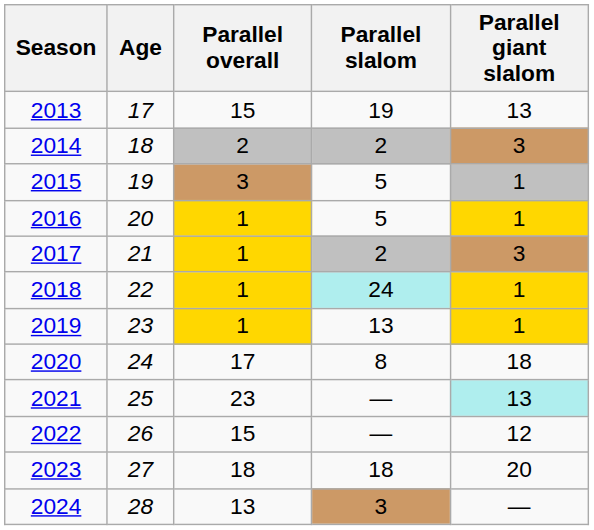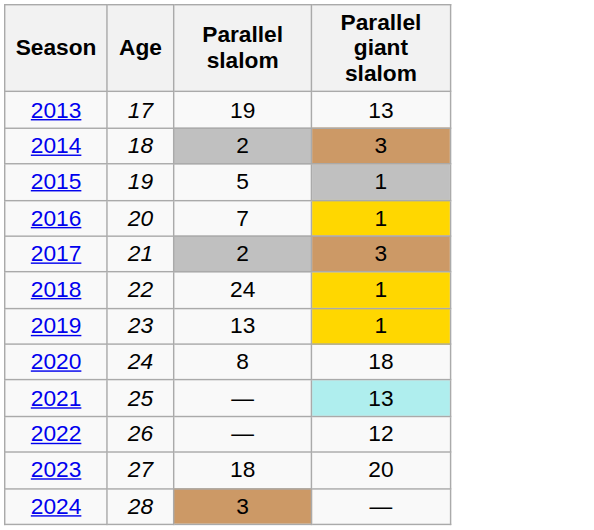- column: (243, 48)
(381, 217) 5 -> (243, 217) 7
(381, 289) paleturquoise background -> (243, 289) no background
